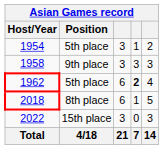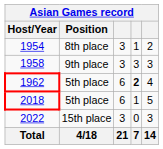(87, 47) 5th place -> (87, 47) 8th place
(87, 100) 8th place -> (87, 100) 5th place
